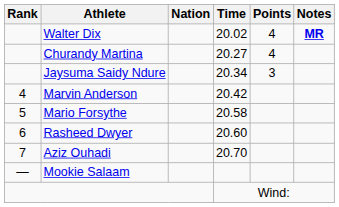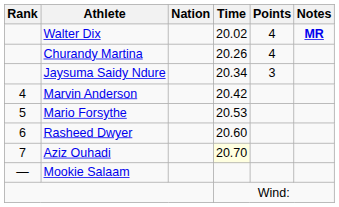(232, 53) 20.27 -> (232, 53) 20.26
(232, 113) 20.58 -> (232, 113) 20.53
(232, 152) no background -> (232, 152) lightyellow background
